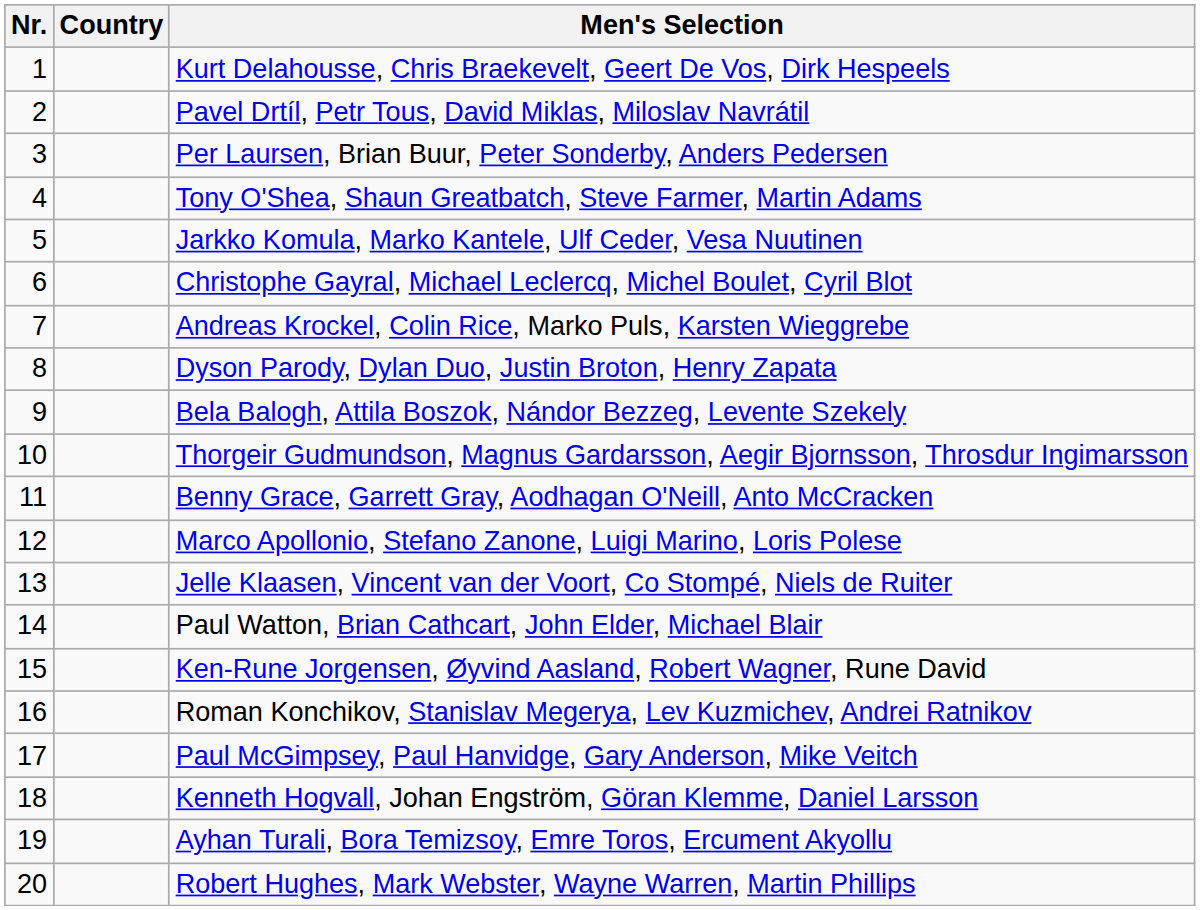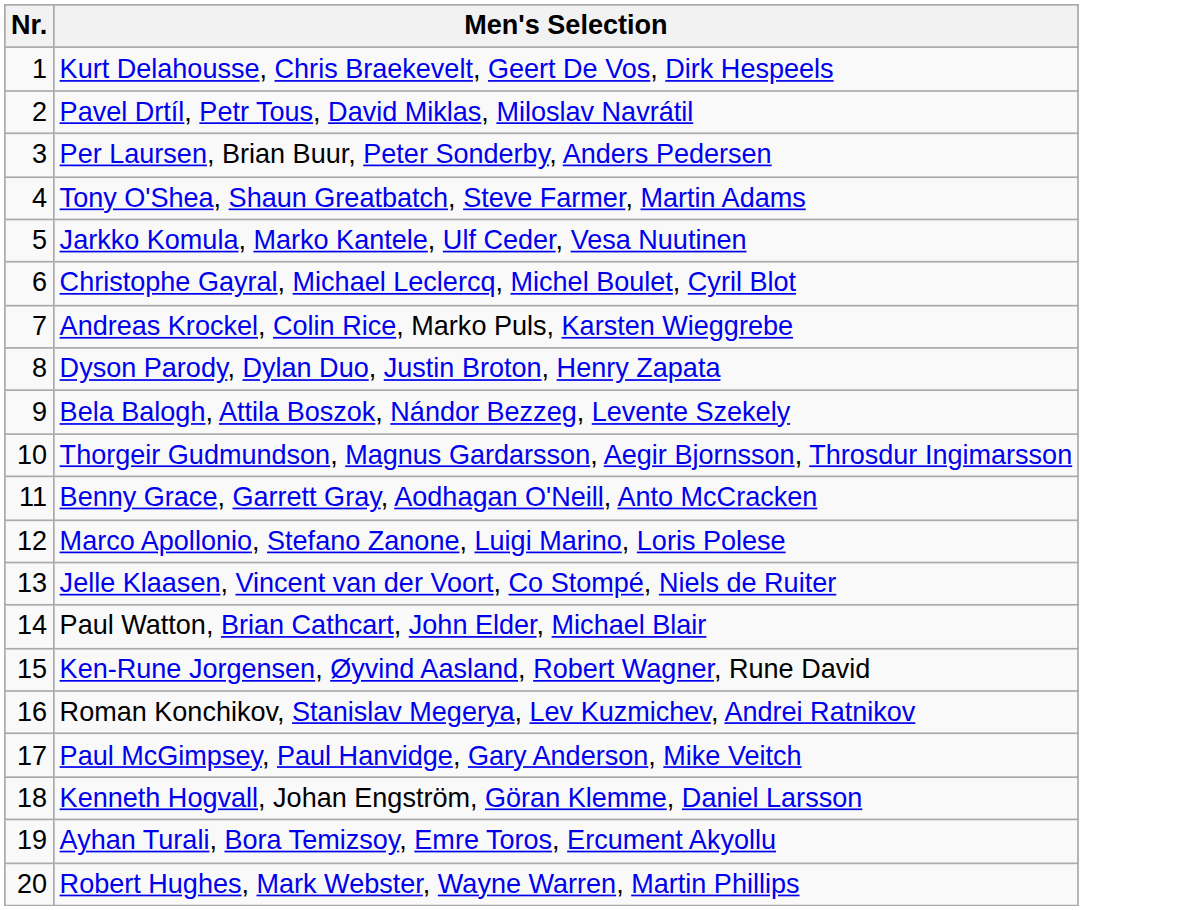- column: (111, 25)
